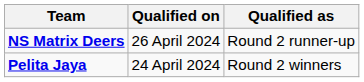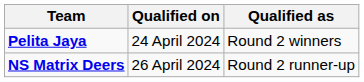rows swapped: (47, 64) <-> (66, 40)
